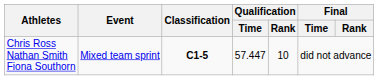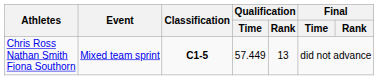(250, 55) 57.447 -> (250, 55) 57.449
(283, 55) 10 -> (283, 55) 13
